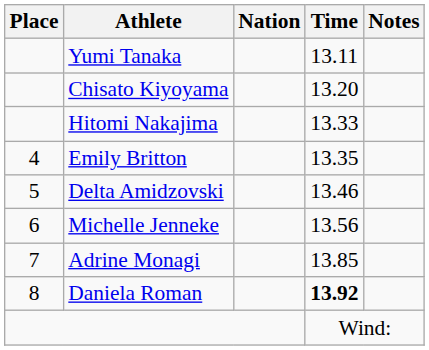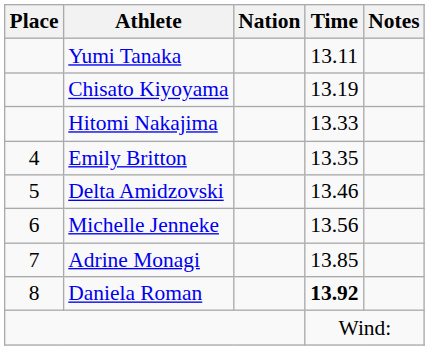(334, 89) 13.20 -> (334, 89) 13.19
